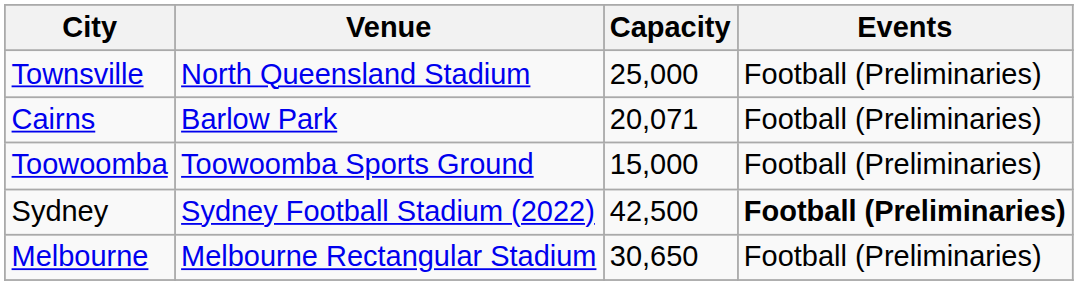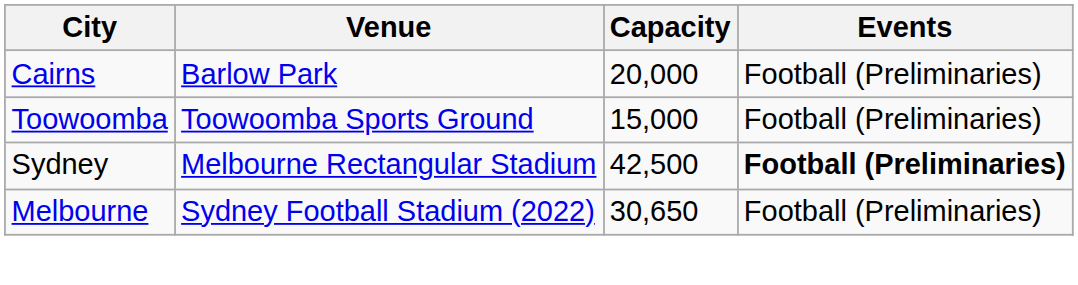- row: (78, 73)
(654, 119) 20,071 -> (654, 73) 20,000
(388, 211) Sydney Football Stadium (2022) -> (389, 165) Melbourne Rectangular Stadium
(389, 257) Melbourne Rectangular Stadium -> (388, 211) Sydney Football Stadium (2022)
